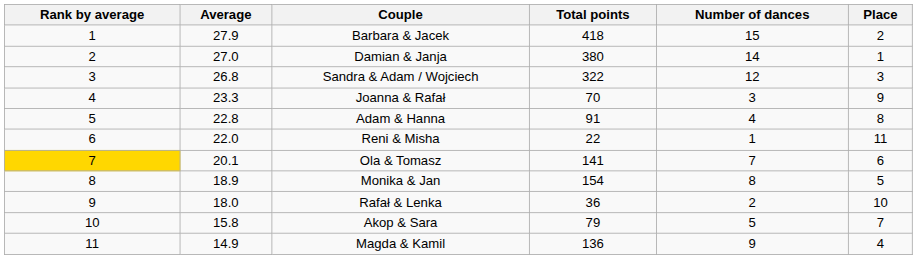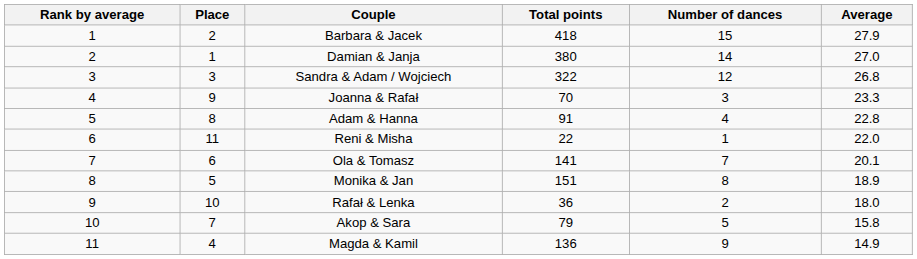columns swapped: (880, 14) <-> (226, 14)
(92, 160) gold background -> (92, 160) no background
(593, 181) 154 -> (566, 181) 151
